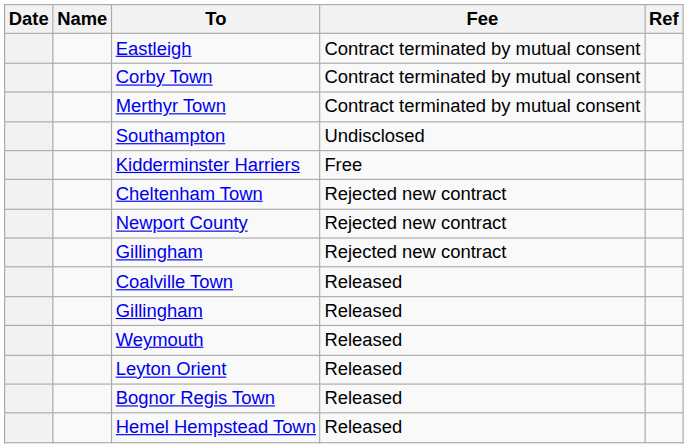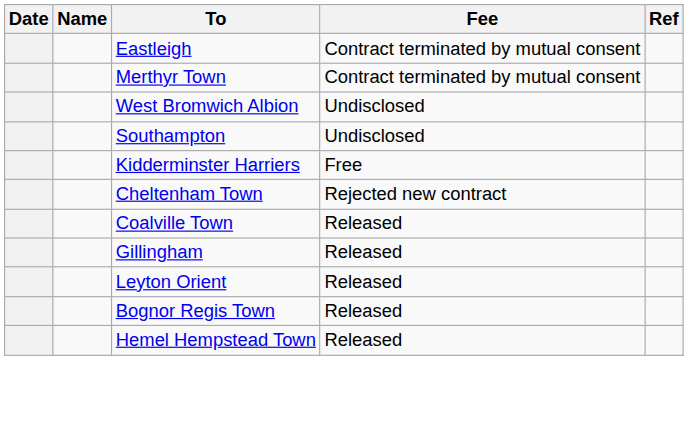- row: (164, 77)
+ row: (207, 106)
- row: (182, 223)
- row: (159, 252)
- row: (160, 340)
